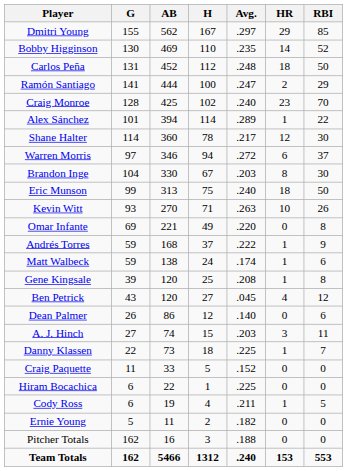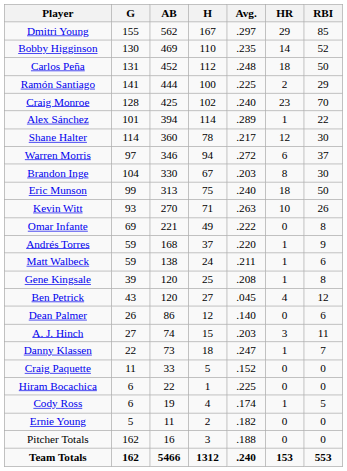(246, 84) .247 -> (246, 84) .225
(246, 226) .220 -> (246, 226) .222
(246, 244) .222 -> (246, 244) .220
(246, 262) .174 -> (246, 262) .211
(246, 350) .225 -> (246, 350) .247
(246, 404) .211 -> (246, 404) .174
